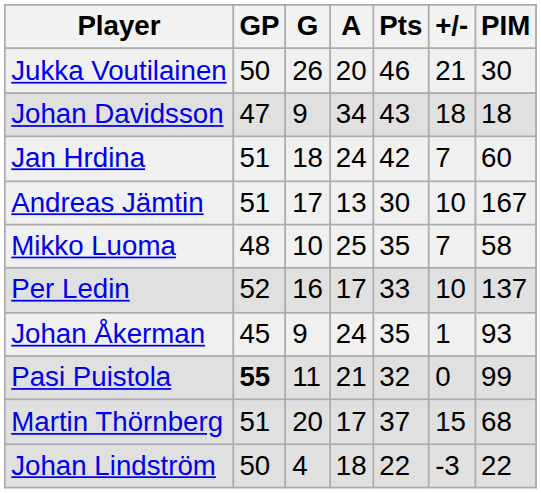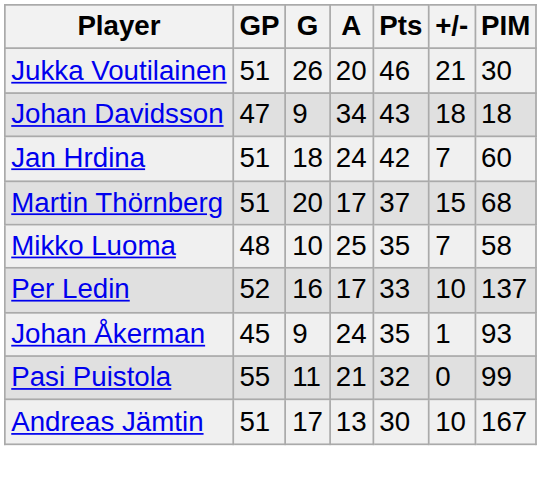(255, 70) 50 -> (255, 70) 51
rows swapped: (117, 421) <-> (107, 202)
(255, 377) bold -> (255, 377) normal
- row: (114, 465)
